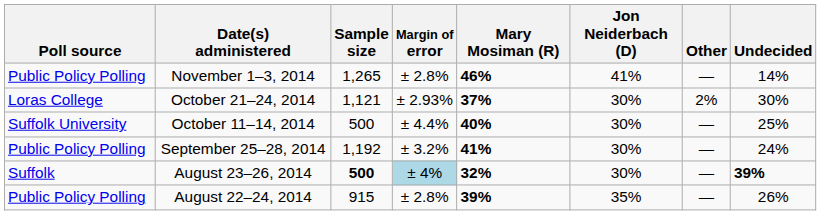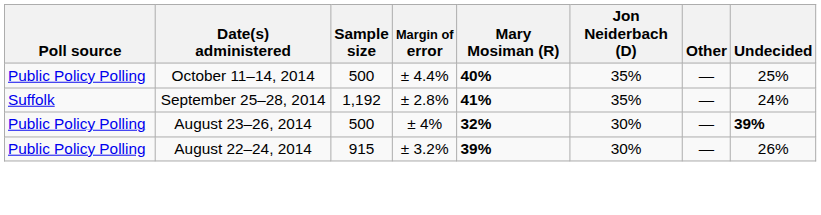- row: (243, 75)
- row: (243, 99)
(67, 124) Suffolk University -> (77, 75) Public Policy Polling
(626, 124) 30% -> (626, 75) 35%
(77, 148) Public Policy Polling -> (31, 99) Suffolk
(425, 148) ± 3.2% -> (425, 99) ± 2.8%
(626, 148) 30% -> (626, 99) 35%
(31, 173) Suffolk -> (77, 124) Public Policy Polling
(362, 173) bold -> (362, 124) normal
(425, 173) lightblue background -> (425, 124) no background
(425, 197) ± 2.8% -> (425, 148) ± 3.2%
(626, 197) 35% -> (626, 148) 30%
